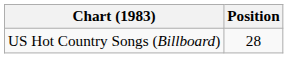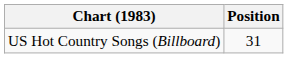(253, 40) 28 -> (253, 40) 31
